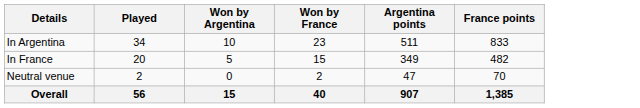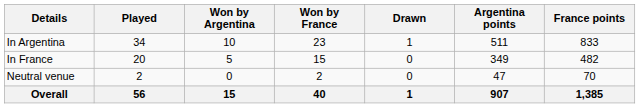+ column: (409, 19)
